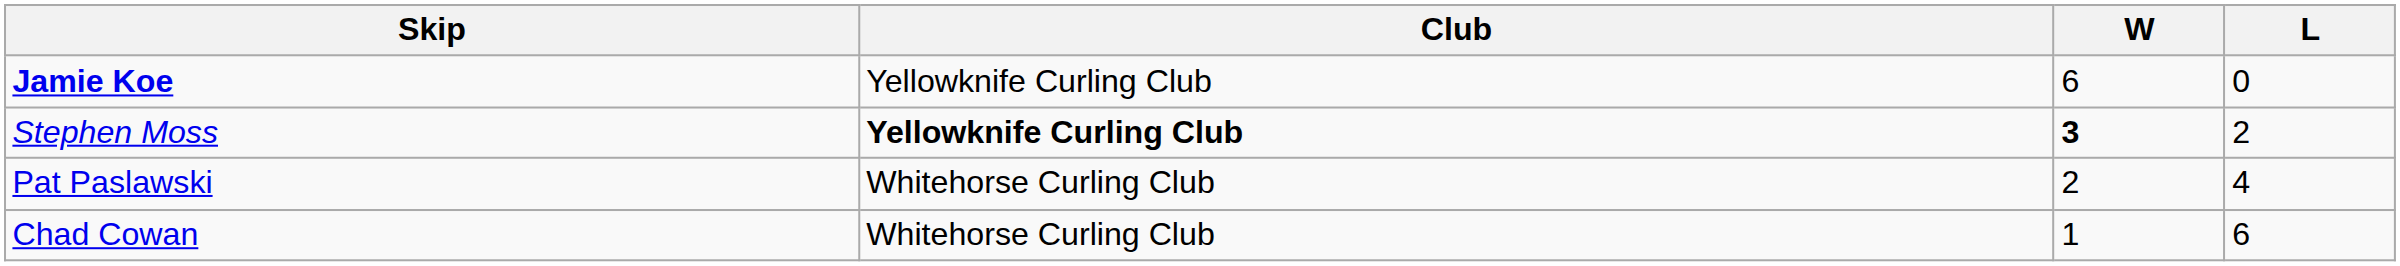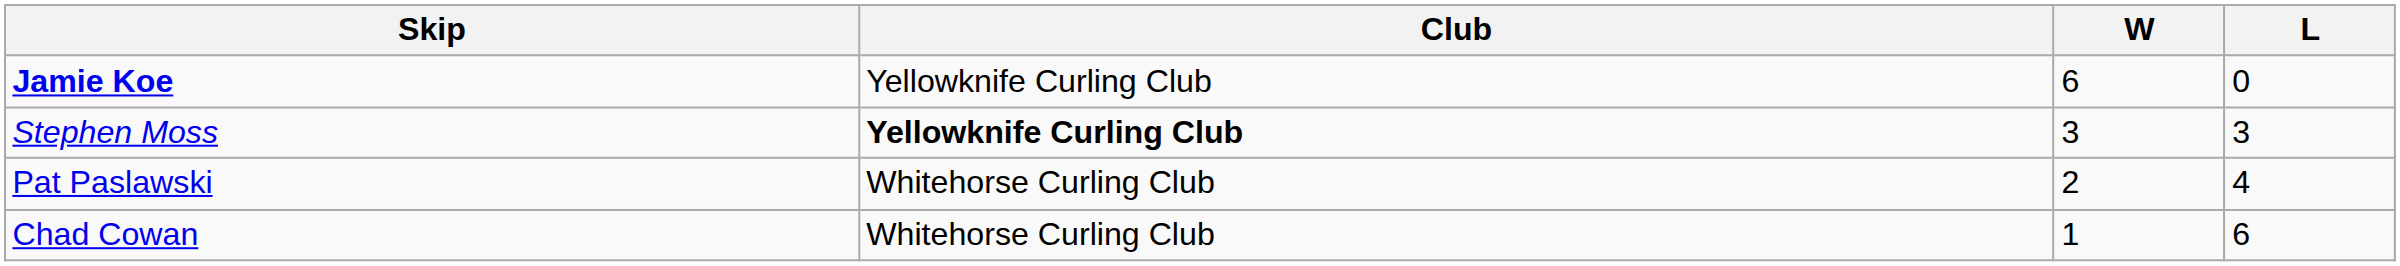(2070, 132) bold -> (2070, 132) normal
(2241, 132) 2 -> (2241, 132) 3
